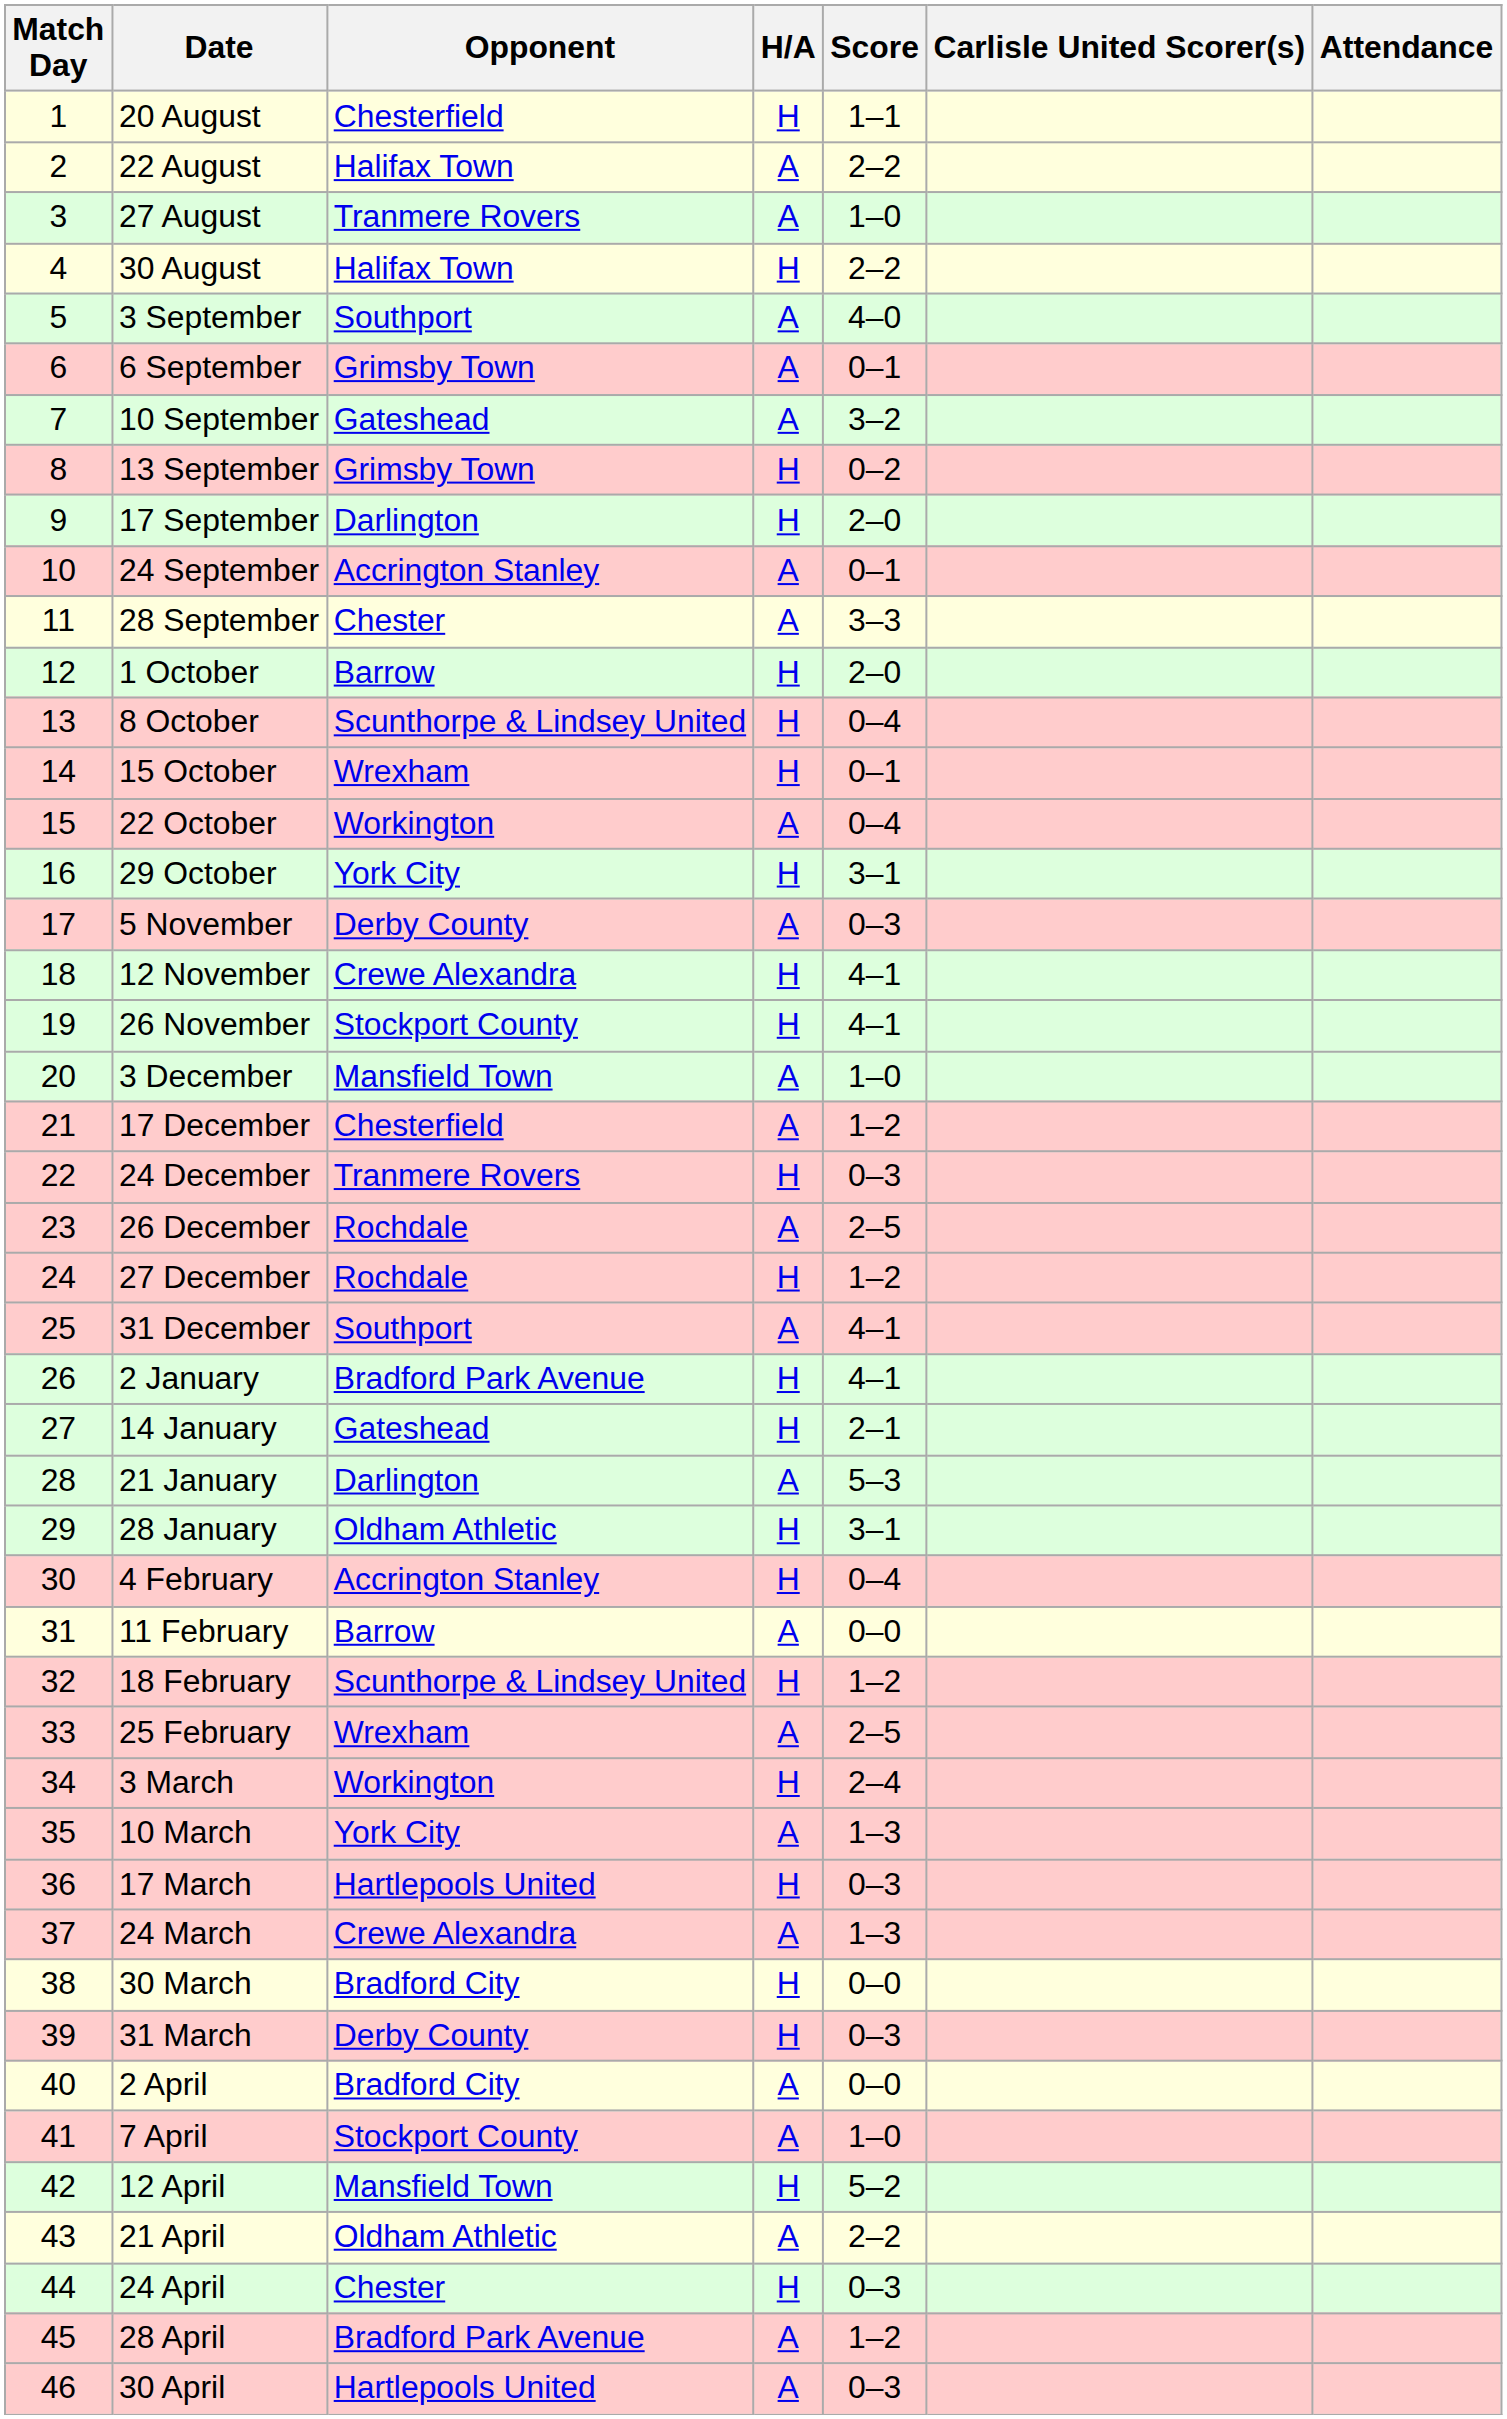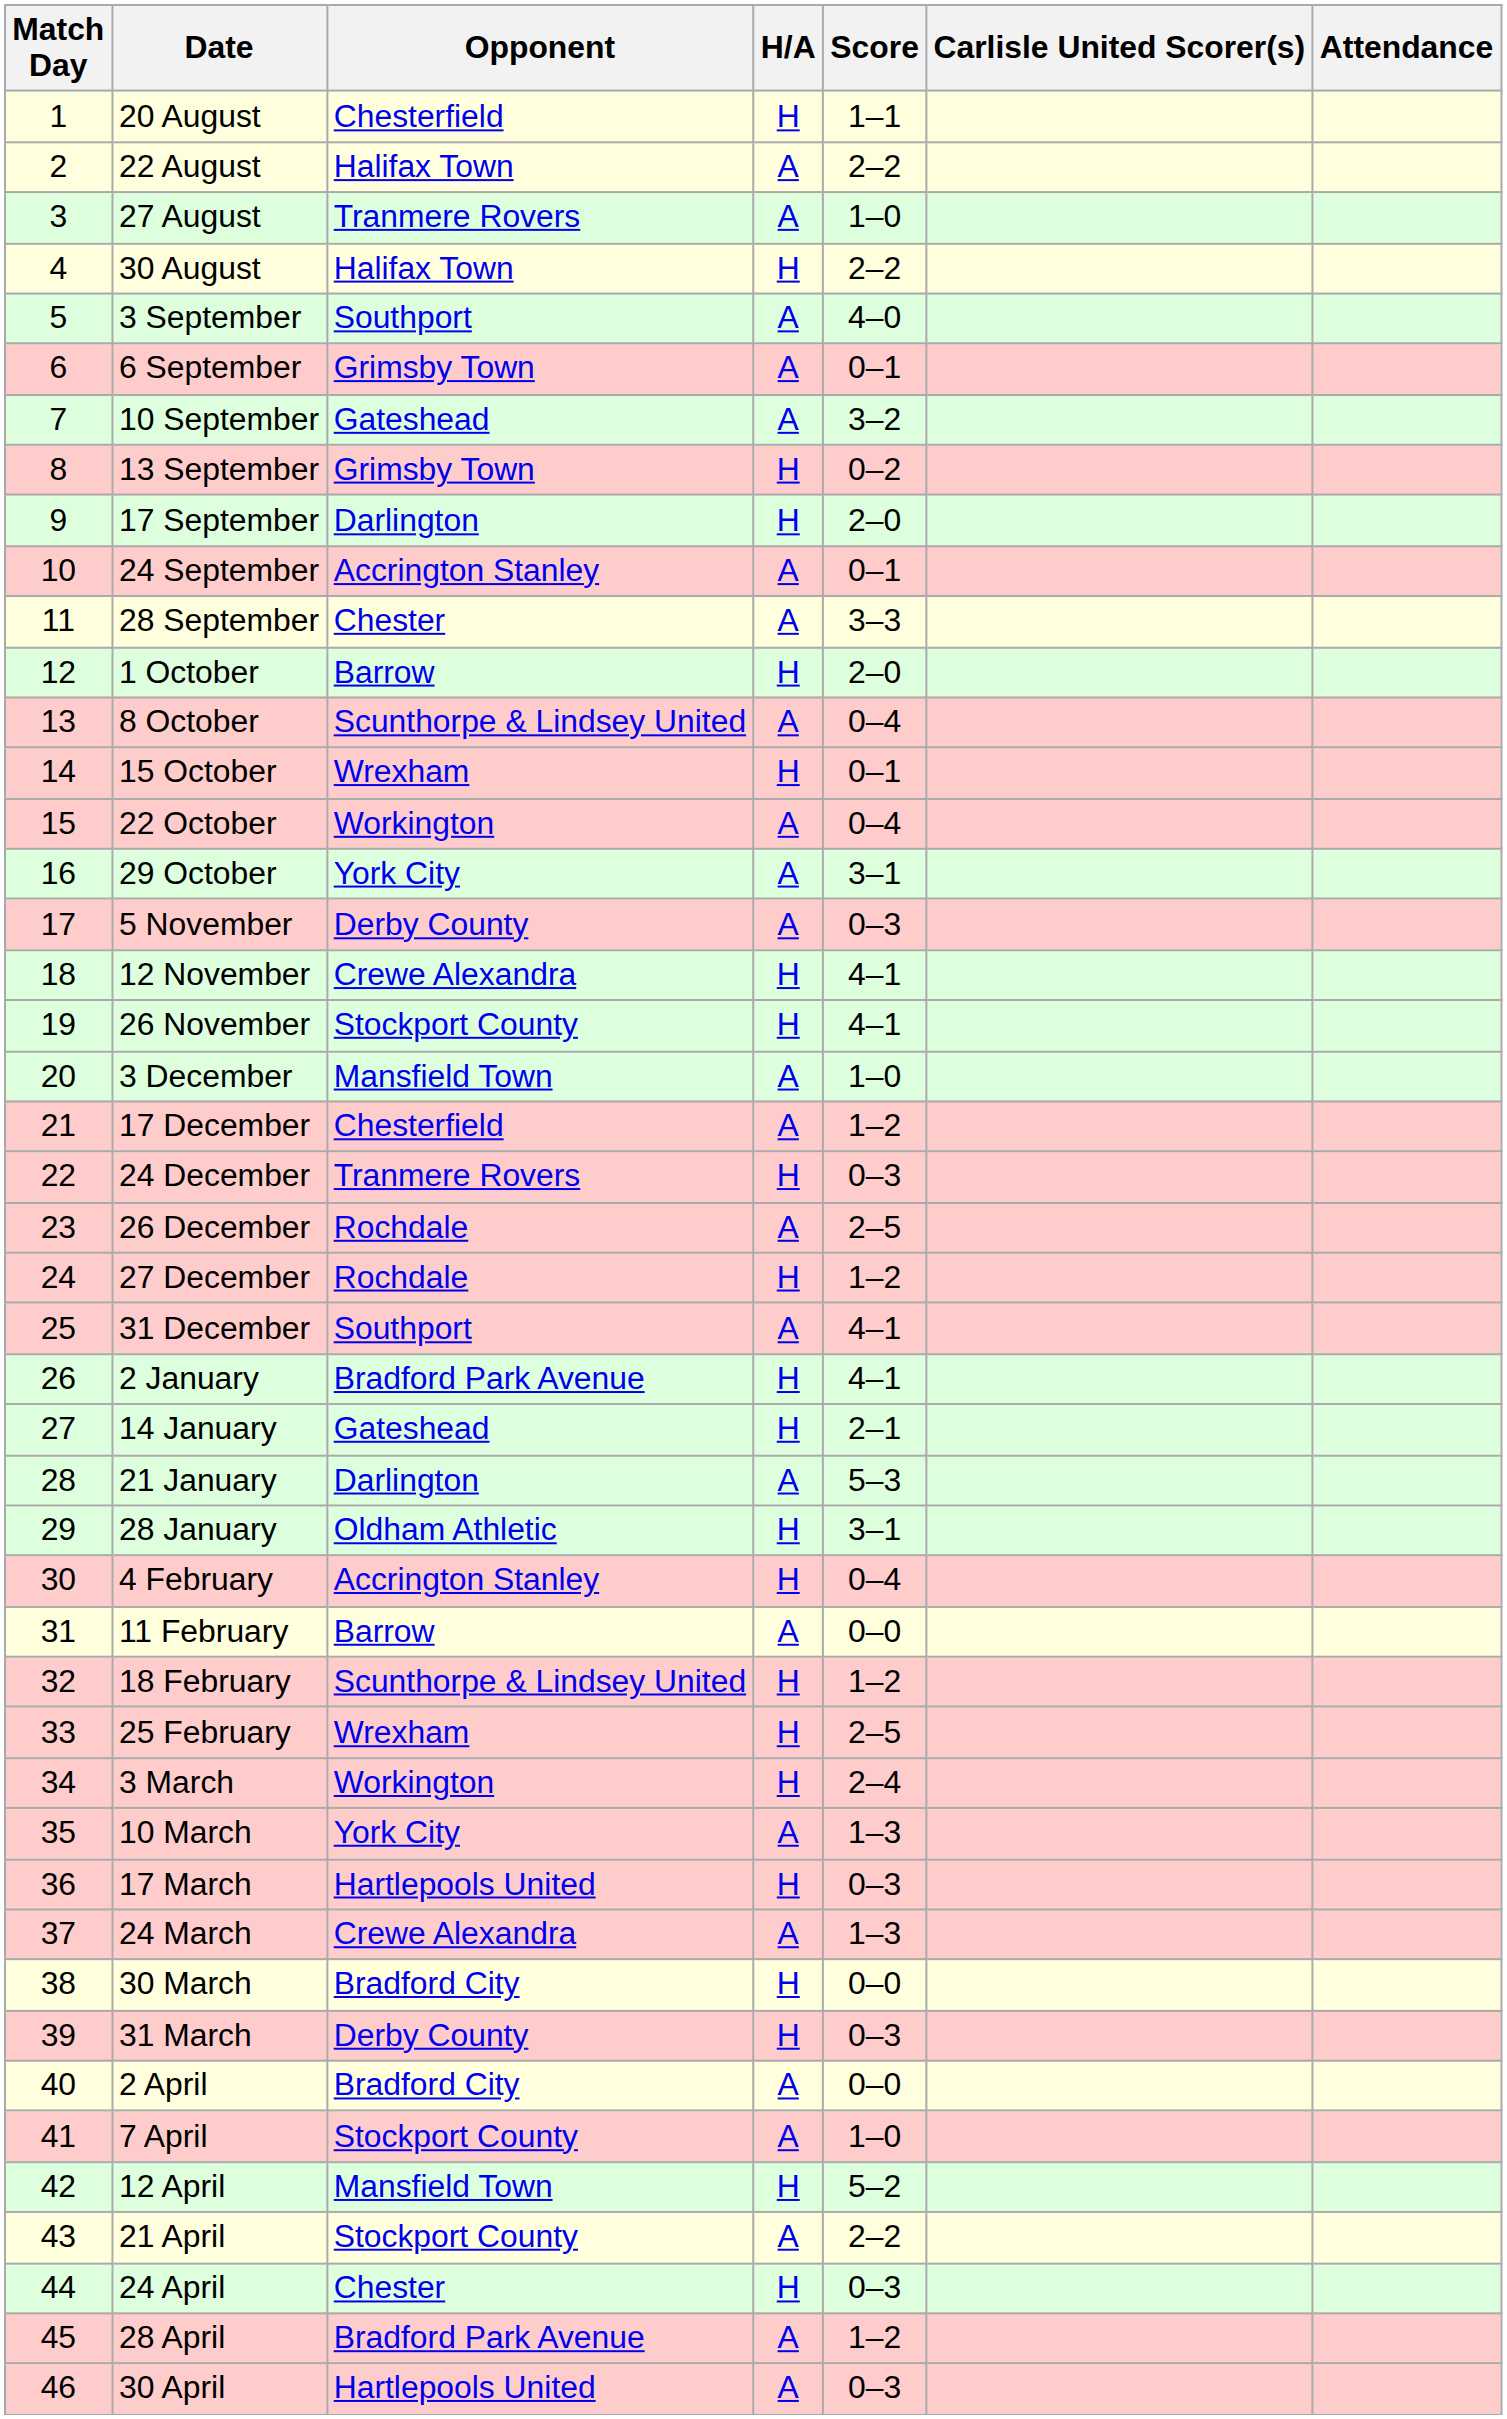(788, 722) H -> (788, 722) A
(788, 873) H -> (788, 873) A
(788, 1731) A -> (788, 1731) H
(445, 2236) Oldham Athletic -> (456, 2236) Stockport County
